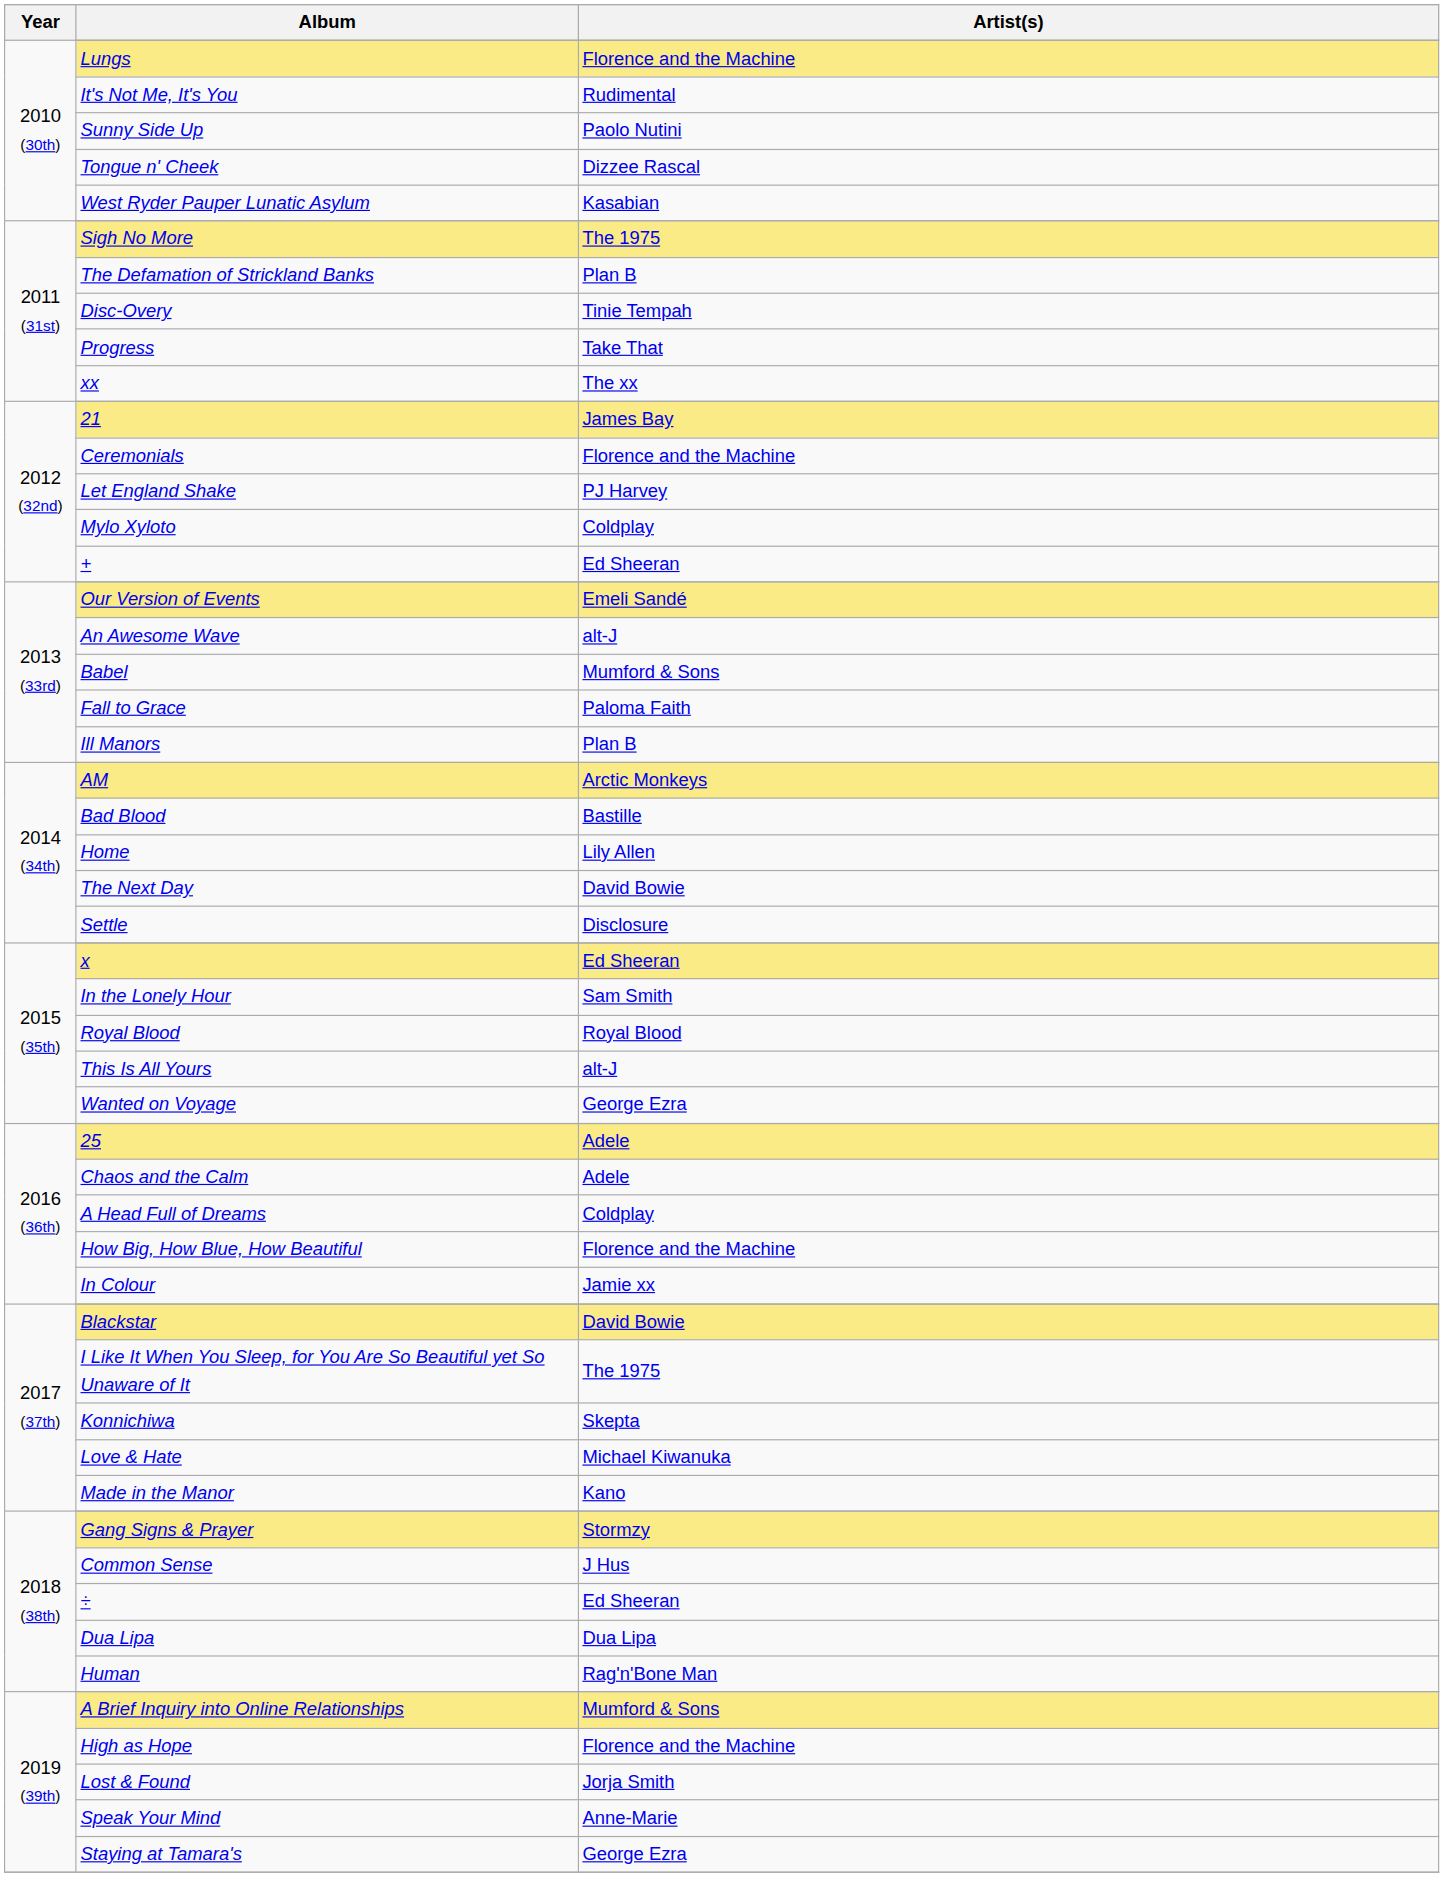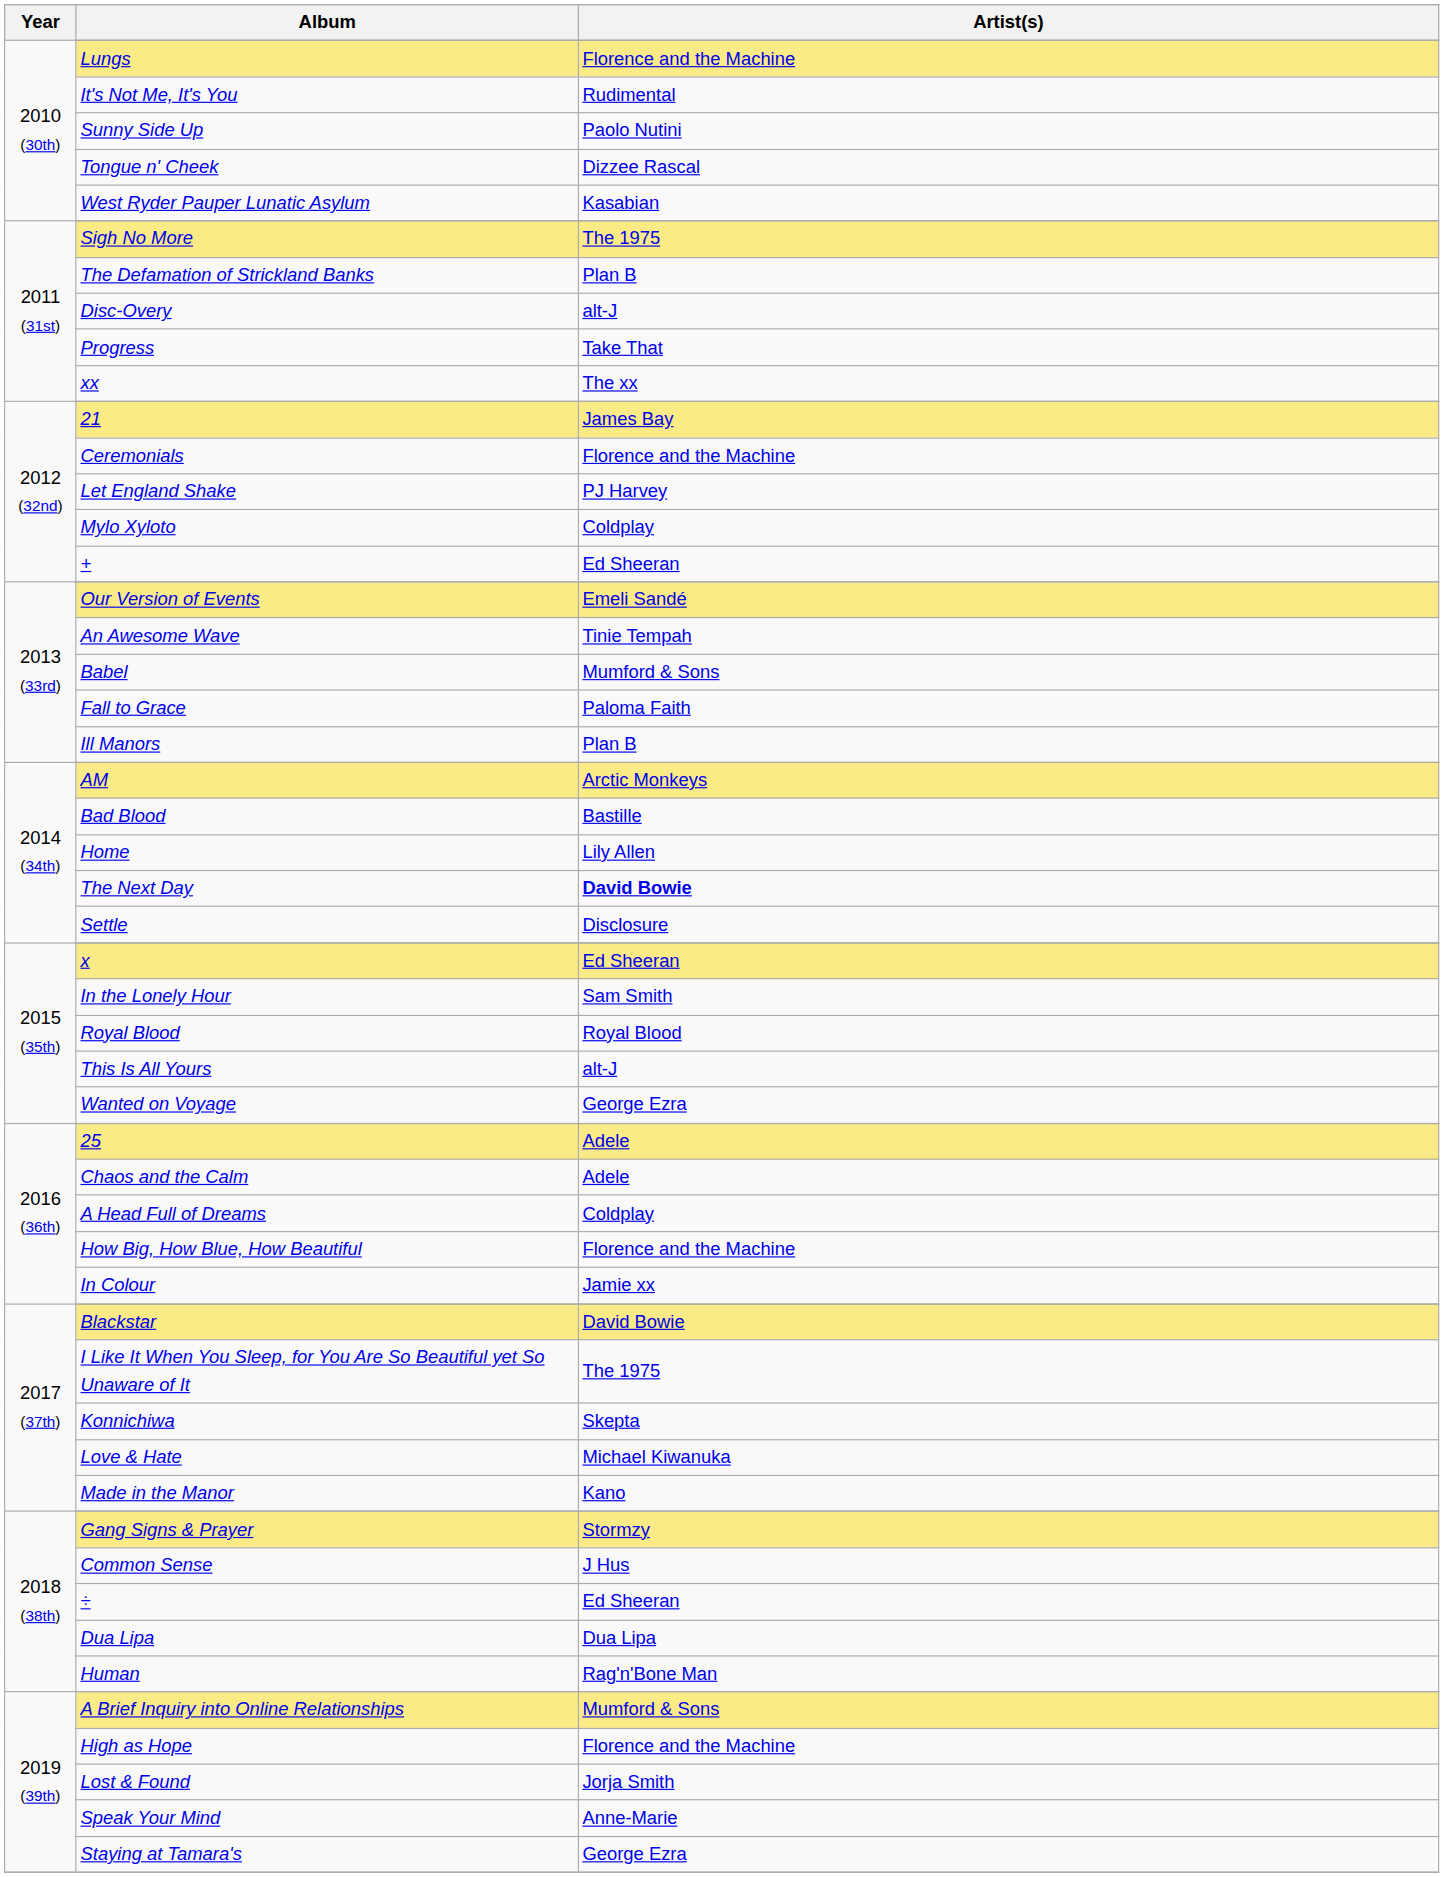(637, 311) Tinie Tempah -> (600, 311) alt-J
(600, 635) alt-J -> (637, 635) Tinie Tempah
(634, 888) normal -> (637, 888) bold
